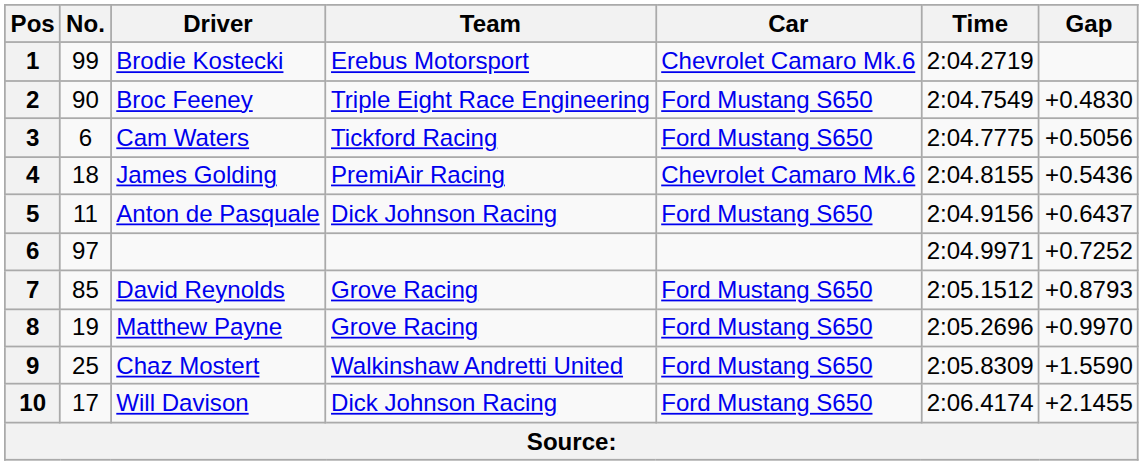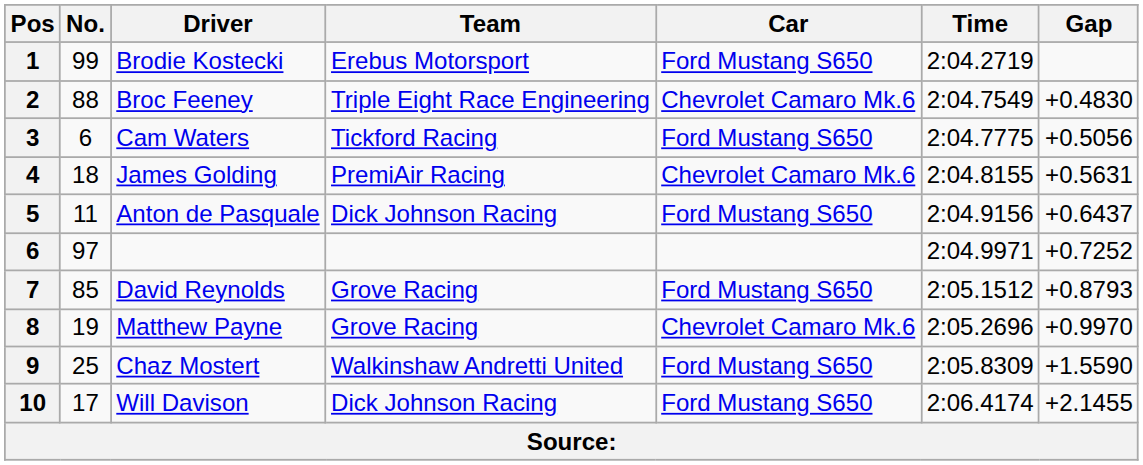(788, 61) Chevrolet Camaro Mk.6 -> (767, 61) Ford Mustang S650
(86, 99) 90 -> (86, 99) 88
(767, 99) Ford Mustang S650 -> (788, 99) Chevrolet Camaro Mk.6
(1089, 175) +0.5436 -> (1089, 175) +0.5631
(767, 327) Ford Mustang S650 -> (788, 327) Chevrolet Camaro Mk.6
